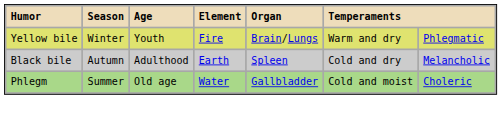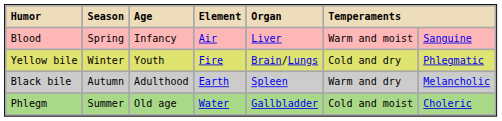+ row: (26, 38)
(365, 38) Warm and dry -> (365, 60) Cold and dry
(365, 60) Cold and dry -> (365, 82) Warm and dry
